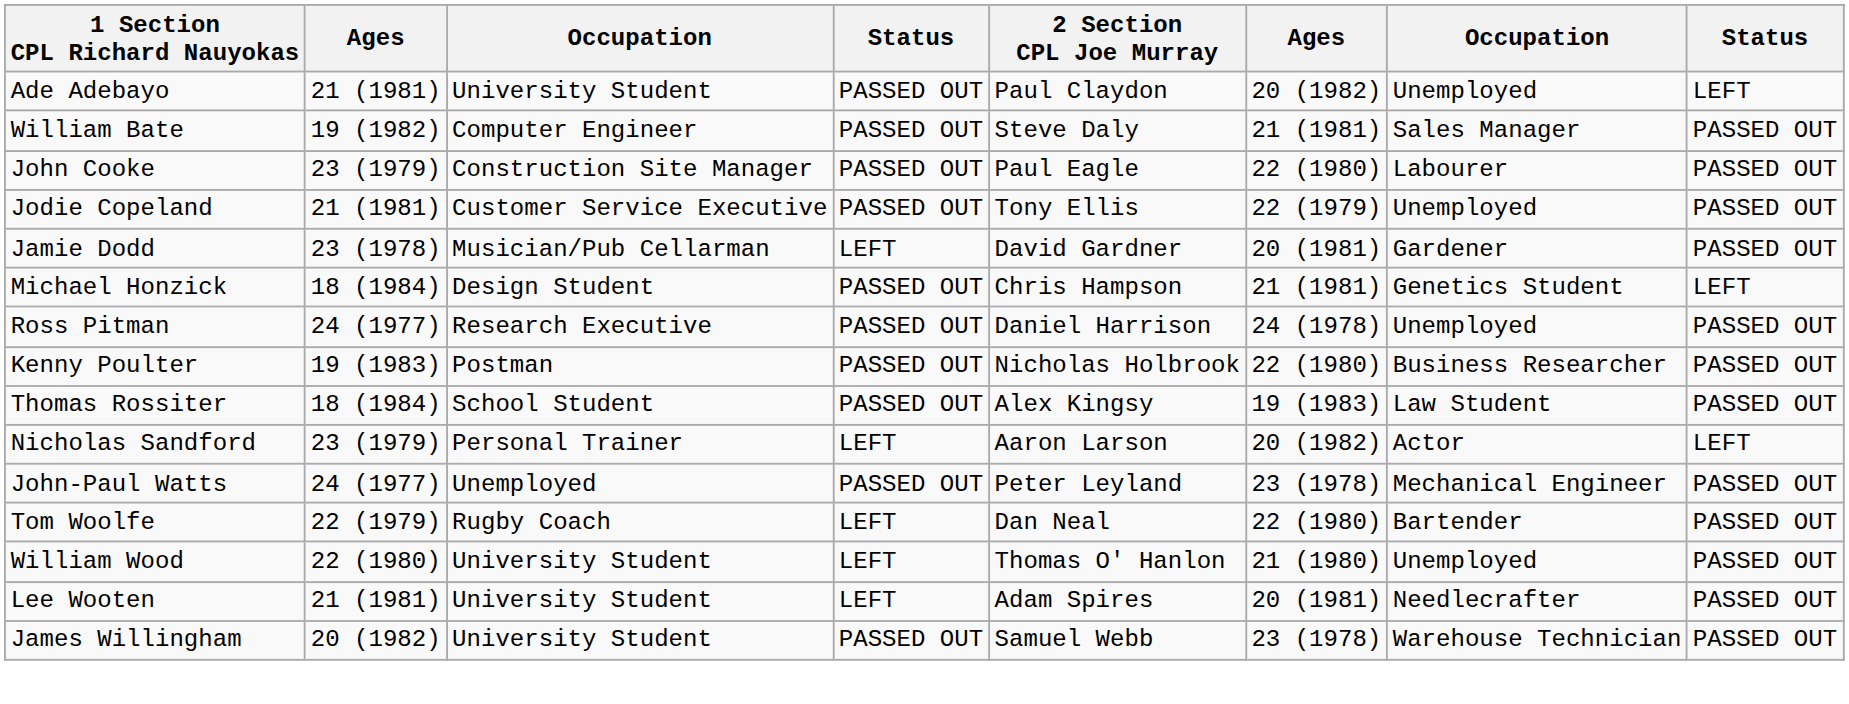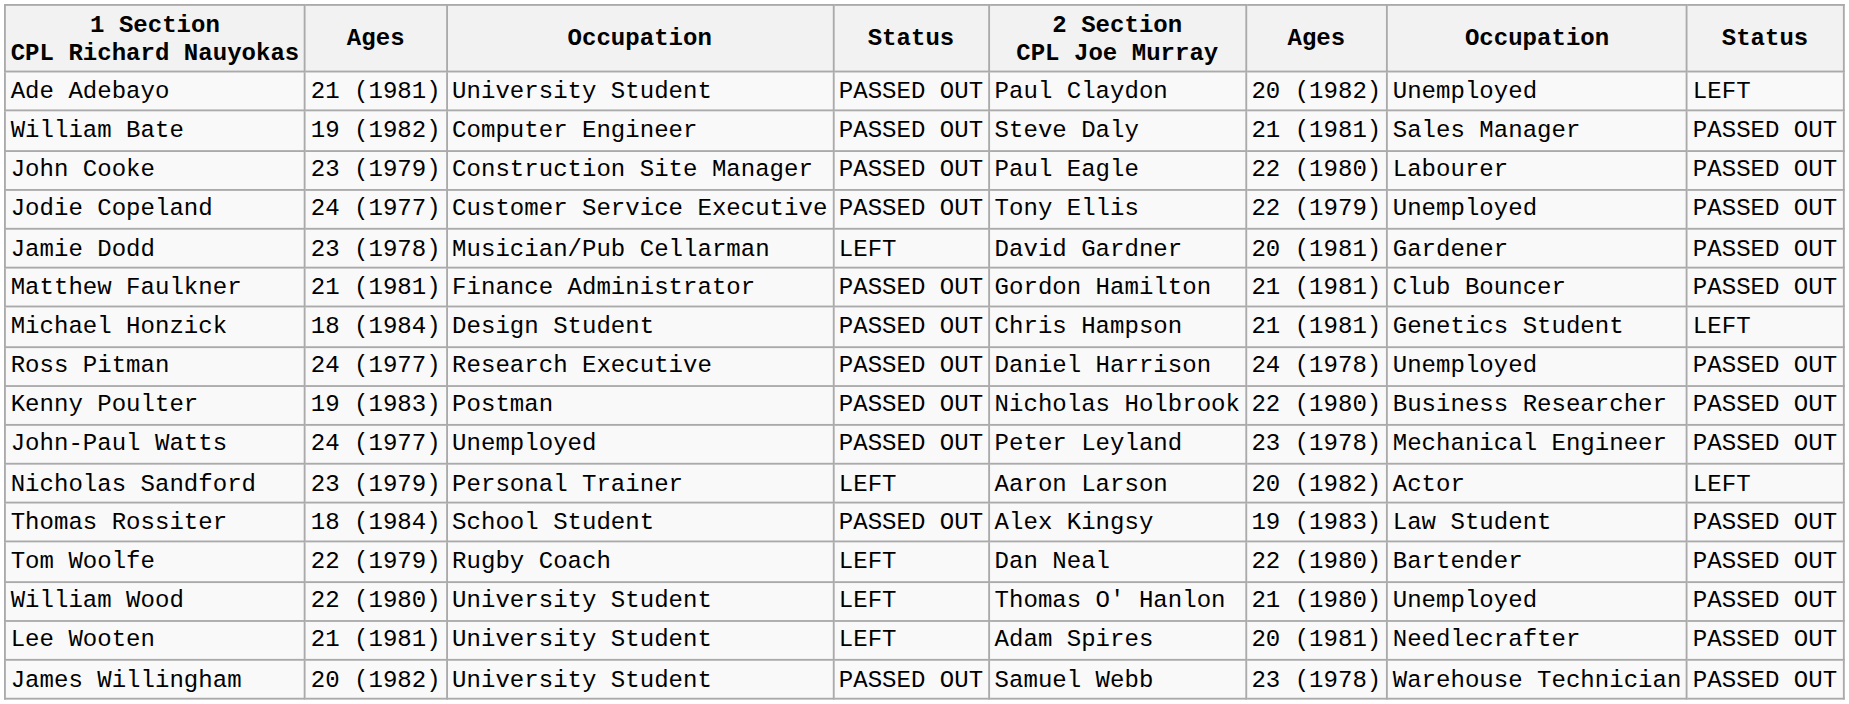(376, 209) 21 (1981) -> (376, 209) 24 (1977)
+ row: (126, 287)
rows swapped: (119, 405) <-> (119, 483)
